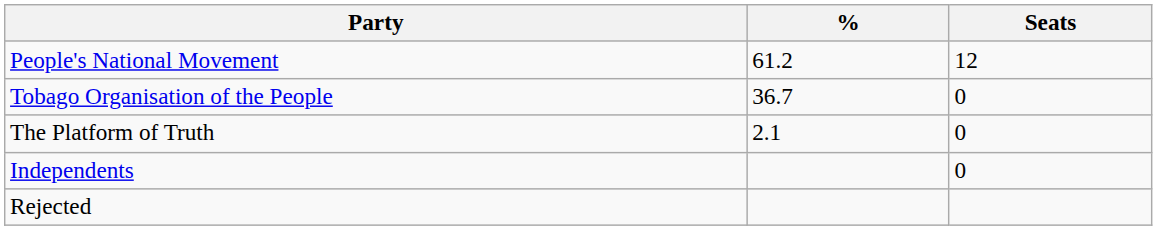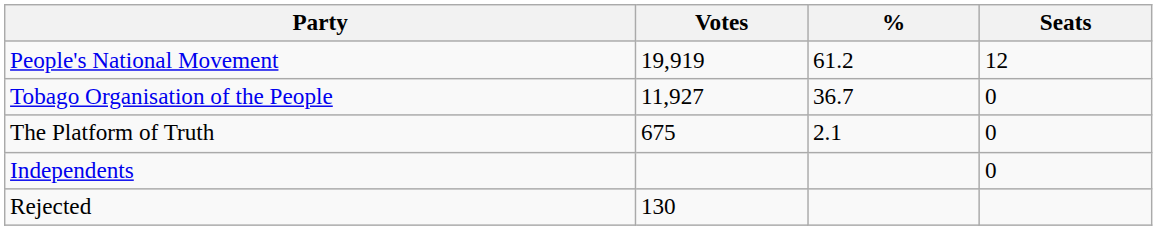+ column: (722, 22)
